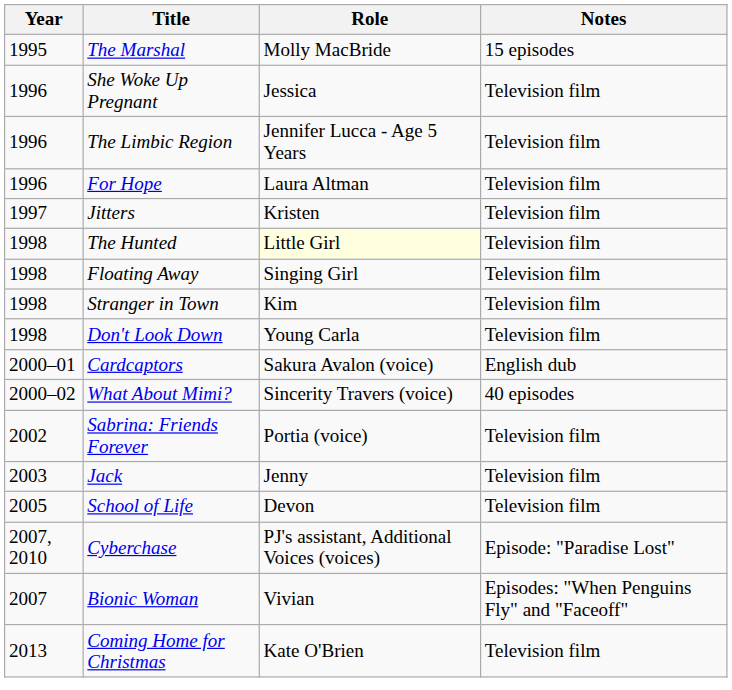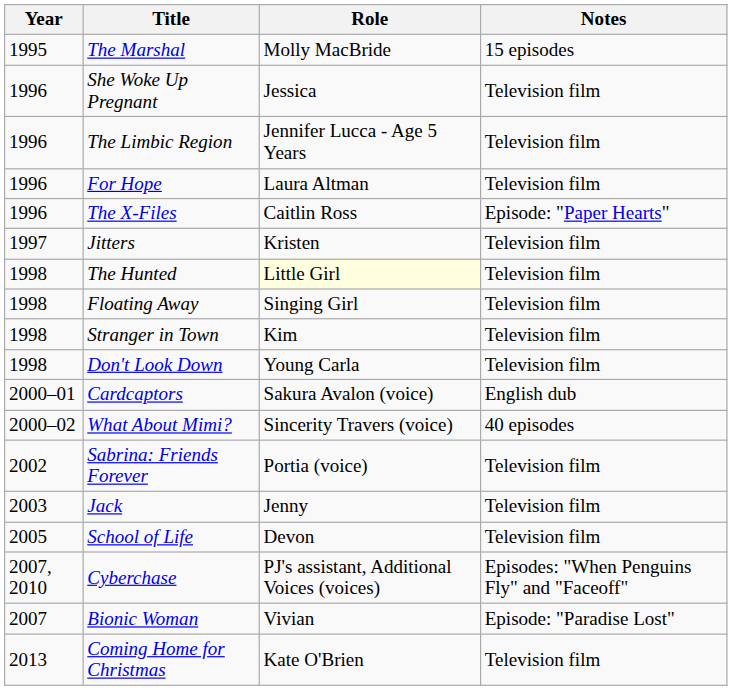+ row: (132, 213)
(580, 547) Episode: "Paradise Lost" -> (588, 577) Episodes: "When Penguins Fly" and "Faceoff"
(588, 599) Episodes: "When Penguins Fly" and "Faceoff" -> (580, 618) Episode: "Paradise Lost"
